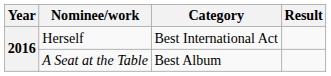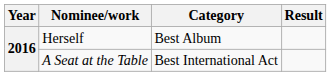(216, 37) Best International Act -> (188, 37) Best Album
(188, 60) Best Album -> (216, 60) Best International Act
